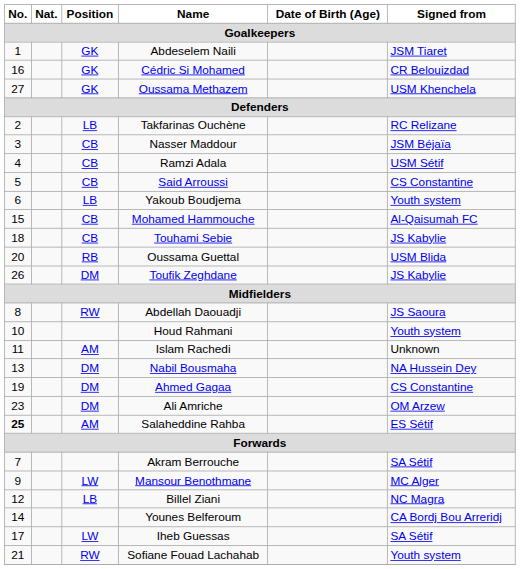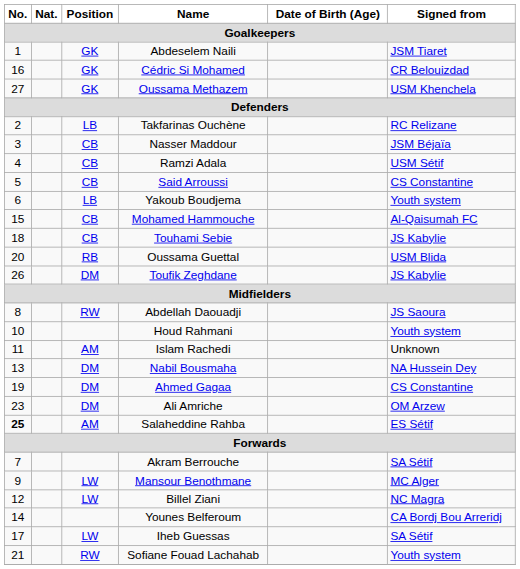(90, 499) LB -> (90, 499) LW
